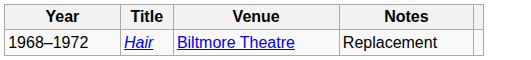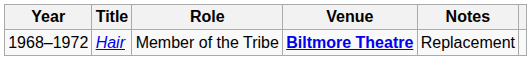+ column: (207, 17)
(236, 42) normal -> (350, 42) bold
